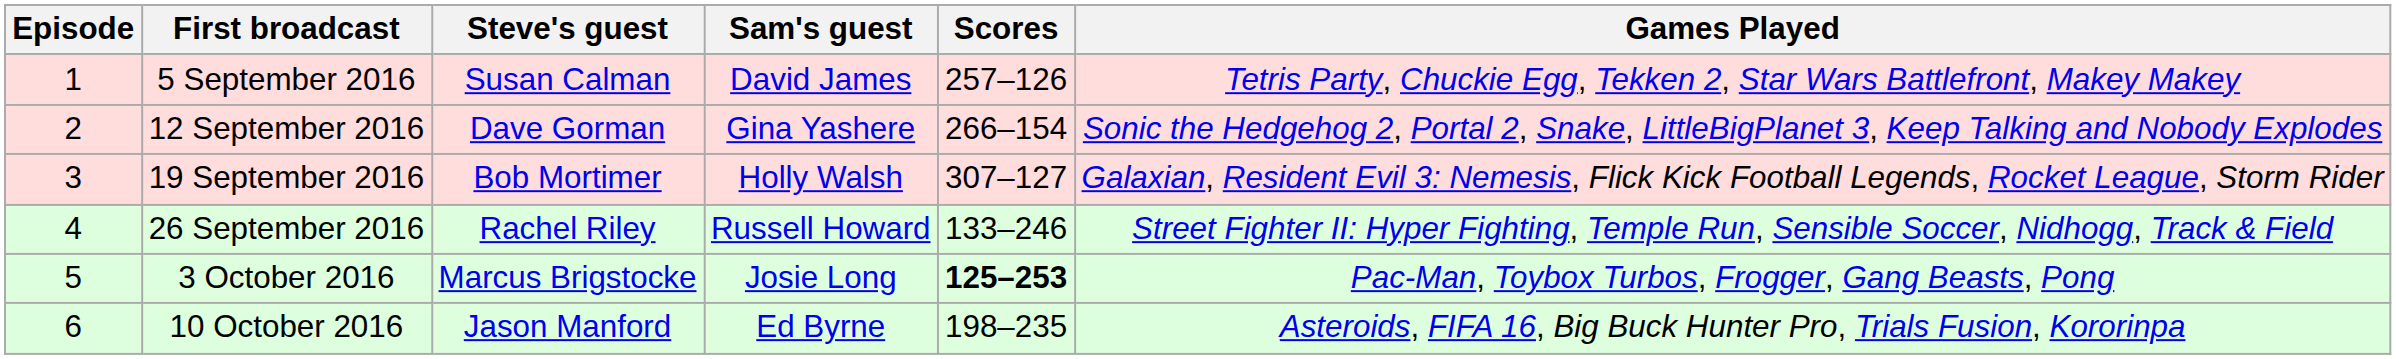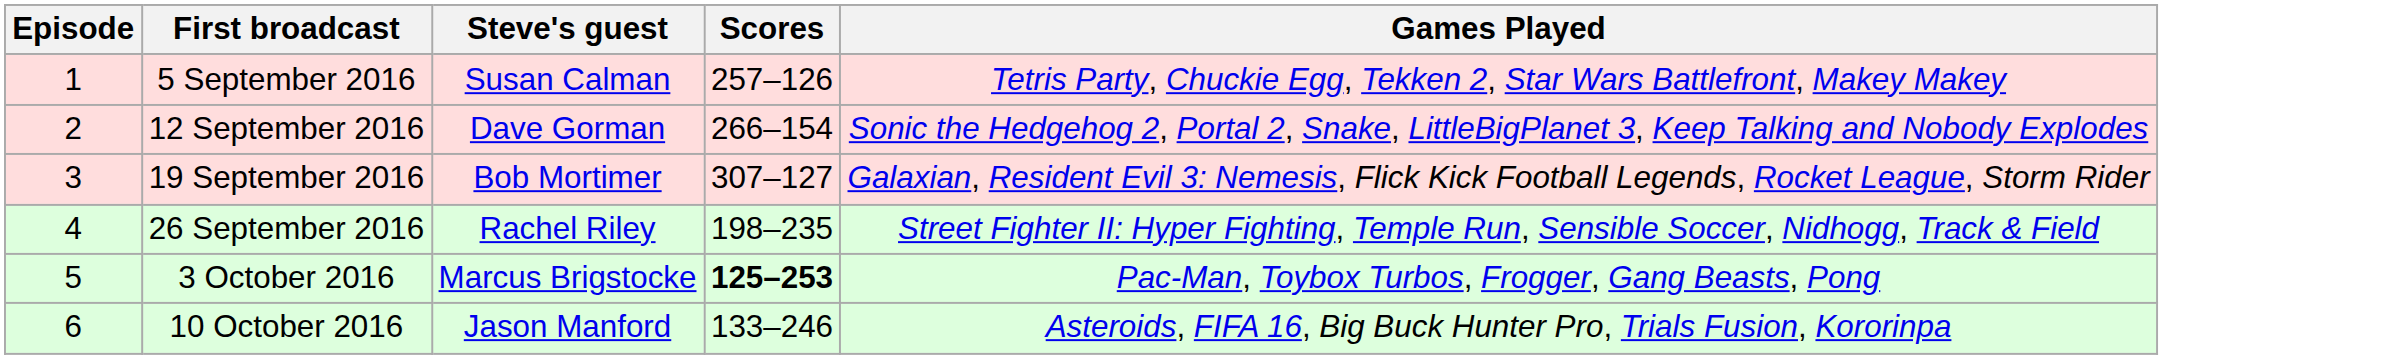- column: (821, 29)
(1006, 228) 133–246 -> (772, 228) 198–235
(1006, 327) 198–235 -> (772, 327) 133–246
